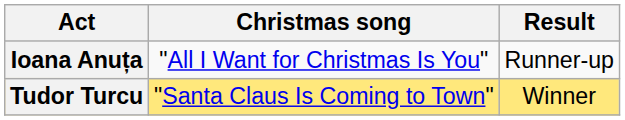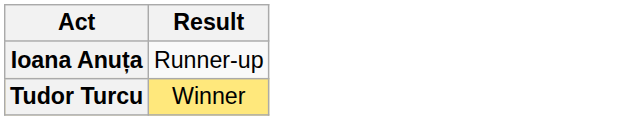- column: (324, 22)
